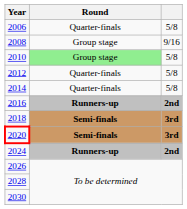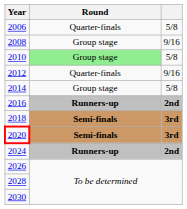(172, 73) 5/8 -> (172, 73) 9/16
(95, 88) Quarter-finals -> (95, 88) Group stage
